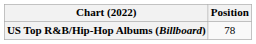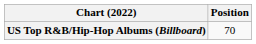(230, 30) 78 -> (230, 30) 70
